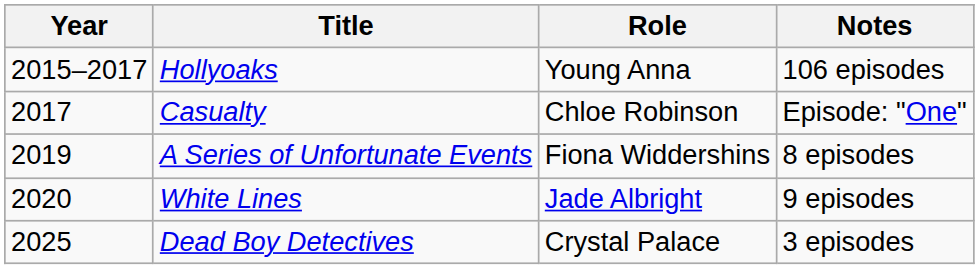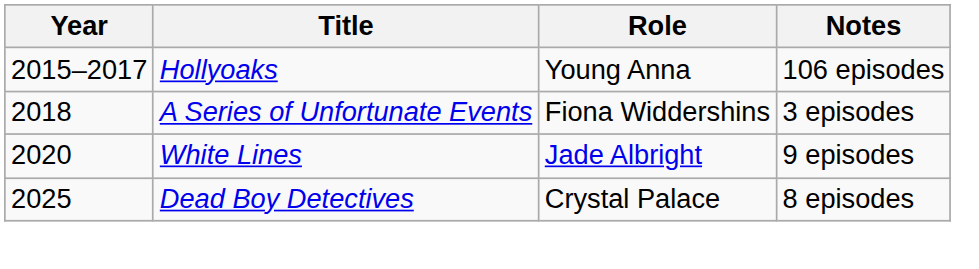- row: (213, 112)
(41, 155) 2019 -> (41, 112) 2018
(848, 155) 8 episodes -> (848, 112) 3 episodes
(848, 241) 3 episodes -> (848, 198) 8 episodes
